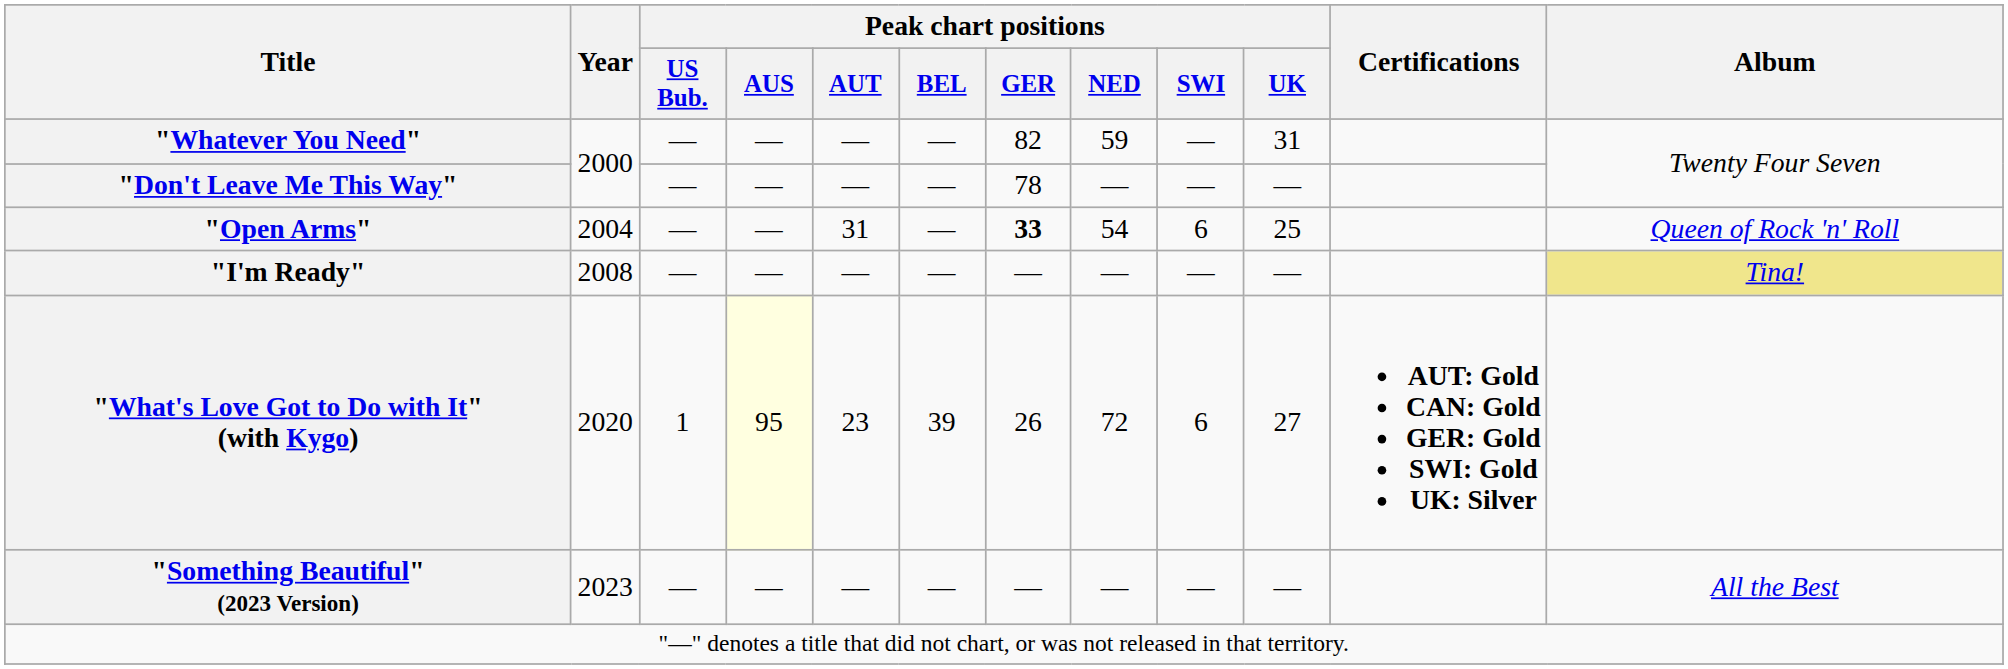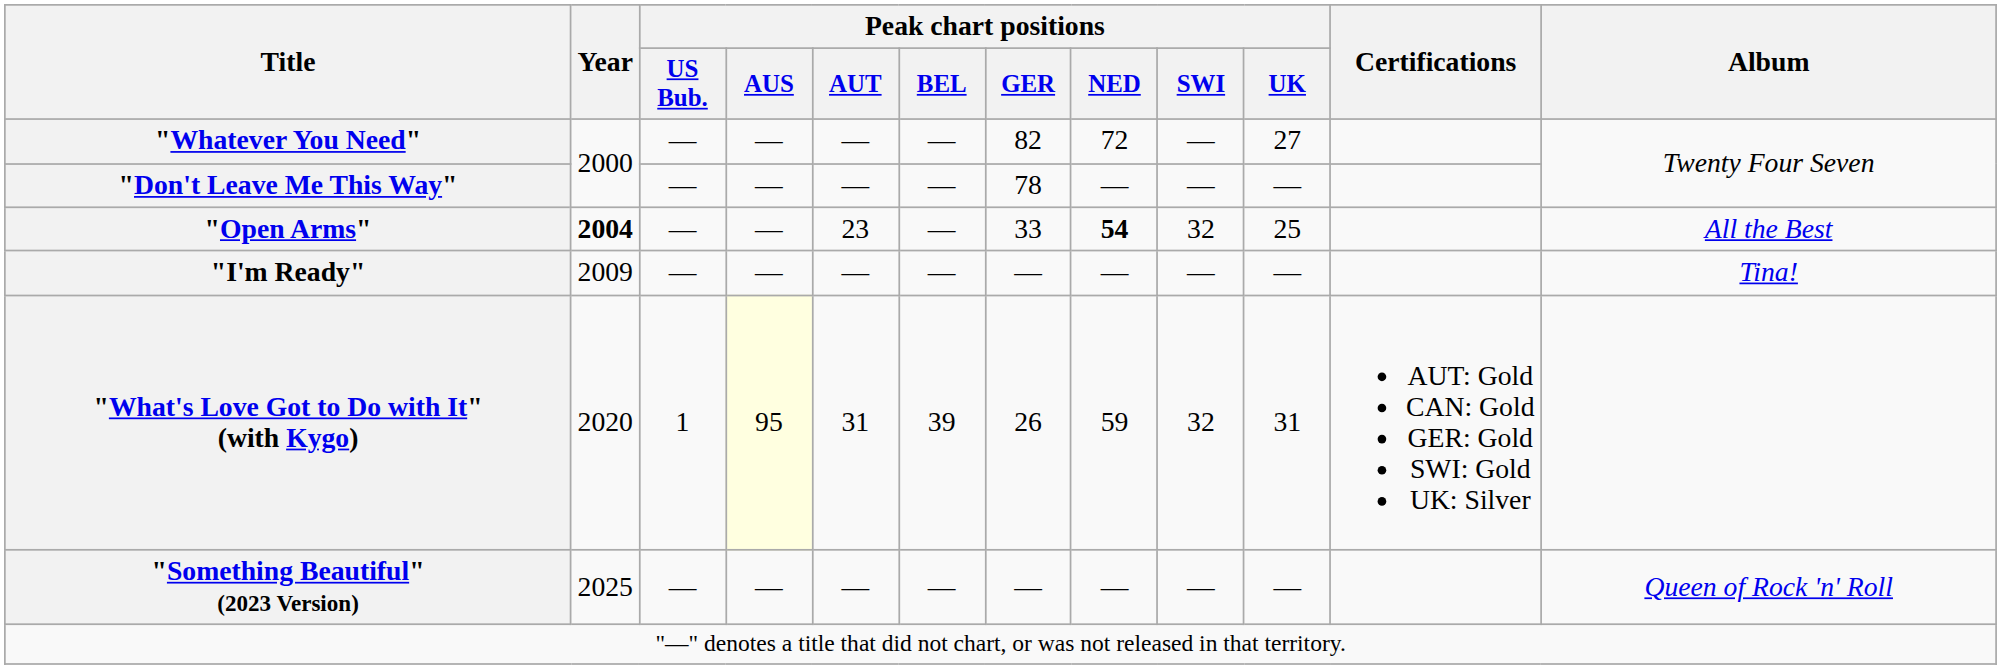(1114, 140) 59 -> (1114, 140) 72
(1287, 140) 31 -> (1287, 140) 27
(605, 228) normal -> (605, 228) bold
(855, 228) 31 -> (855, 228) 23
(1028, 228) bold -> (1028, 228) normal
(1114, 228) normal -> (1114, 228) bold
(1201, 228) 6 -> (1201, 228) 32
(1775, 228) Queen of Rock 'n' Roll -> (1769, 228) All the Best
(605, 272) 2008 -> (605, 272) 2009
(1775, 272) khaki background -> (1769, 272) no background
(855, 421) 23 -> (855, 421) 31
(1114, 421) 72 -> (1114, 421) 59
(1201, 421) 6 -> (1201, 421) 32
(1287, 421) 27 -> (1287, 421) 31
(1439, 438) bold -> (1436, 438) normal
(605, 586) 2023 -> (605, 586) 2025
(1775, 586) All the Best -> (1769, 586) Queen of Rock 'n' Roll
